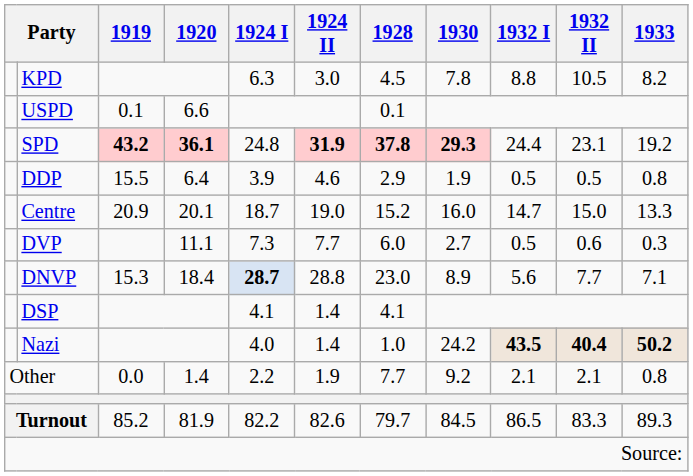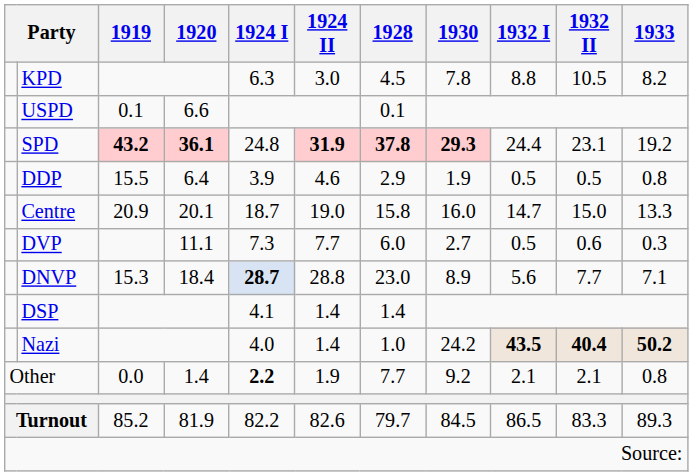(393, 211) 15.2 -> (393, 211) 15.8
(393, 311) 4.1 -> (393, 311) 1.4
(262, 377) normal -> (262, 377) bold
